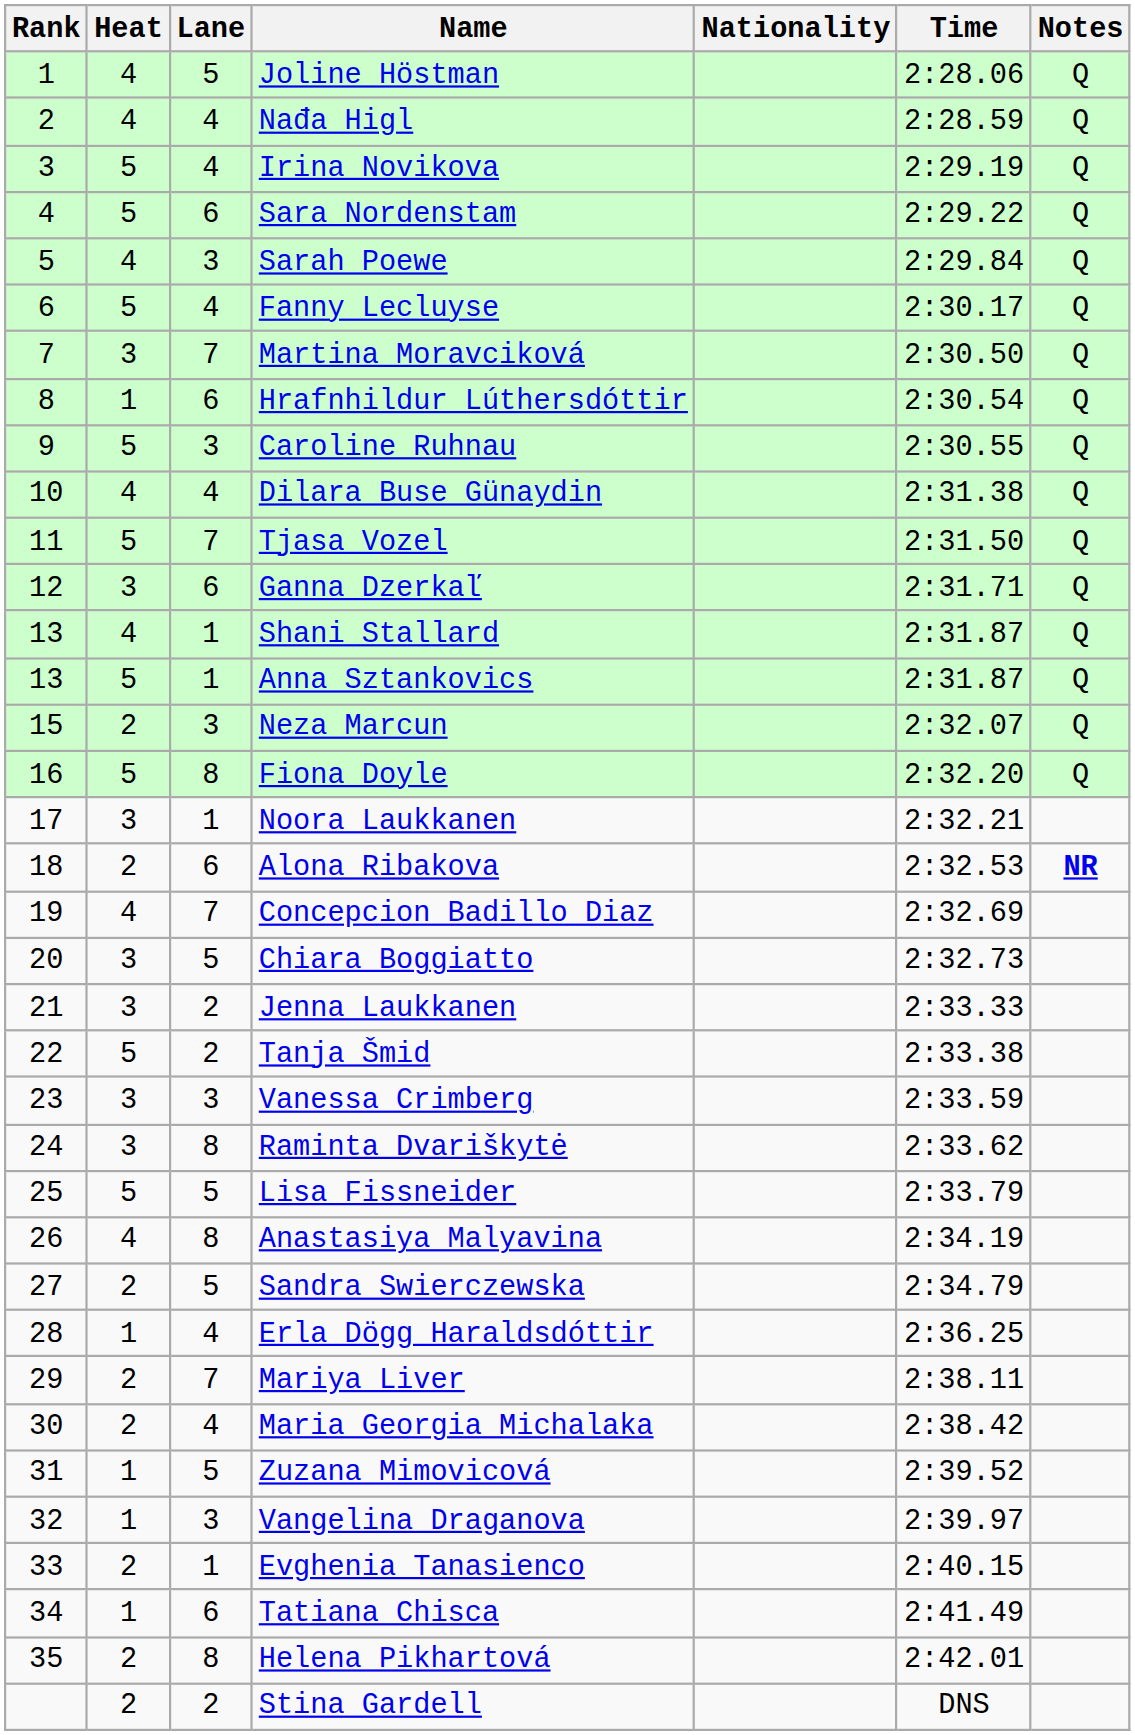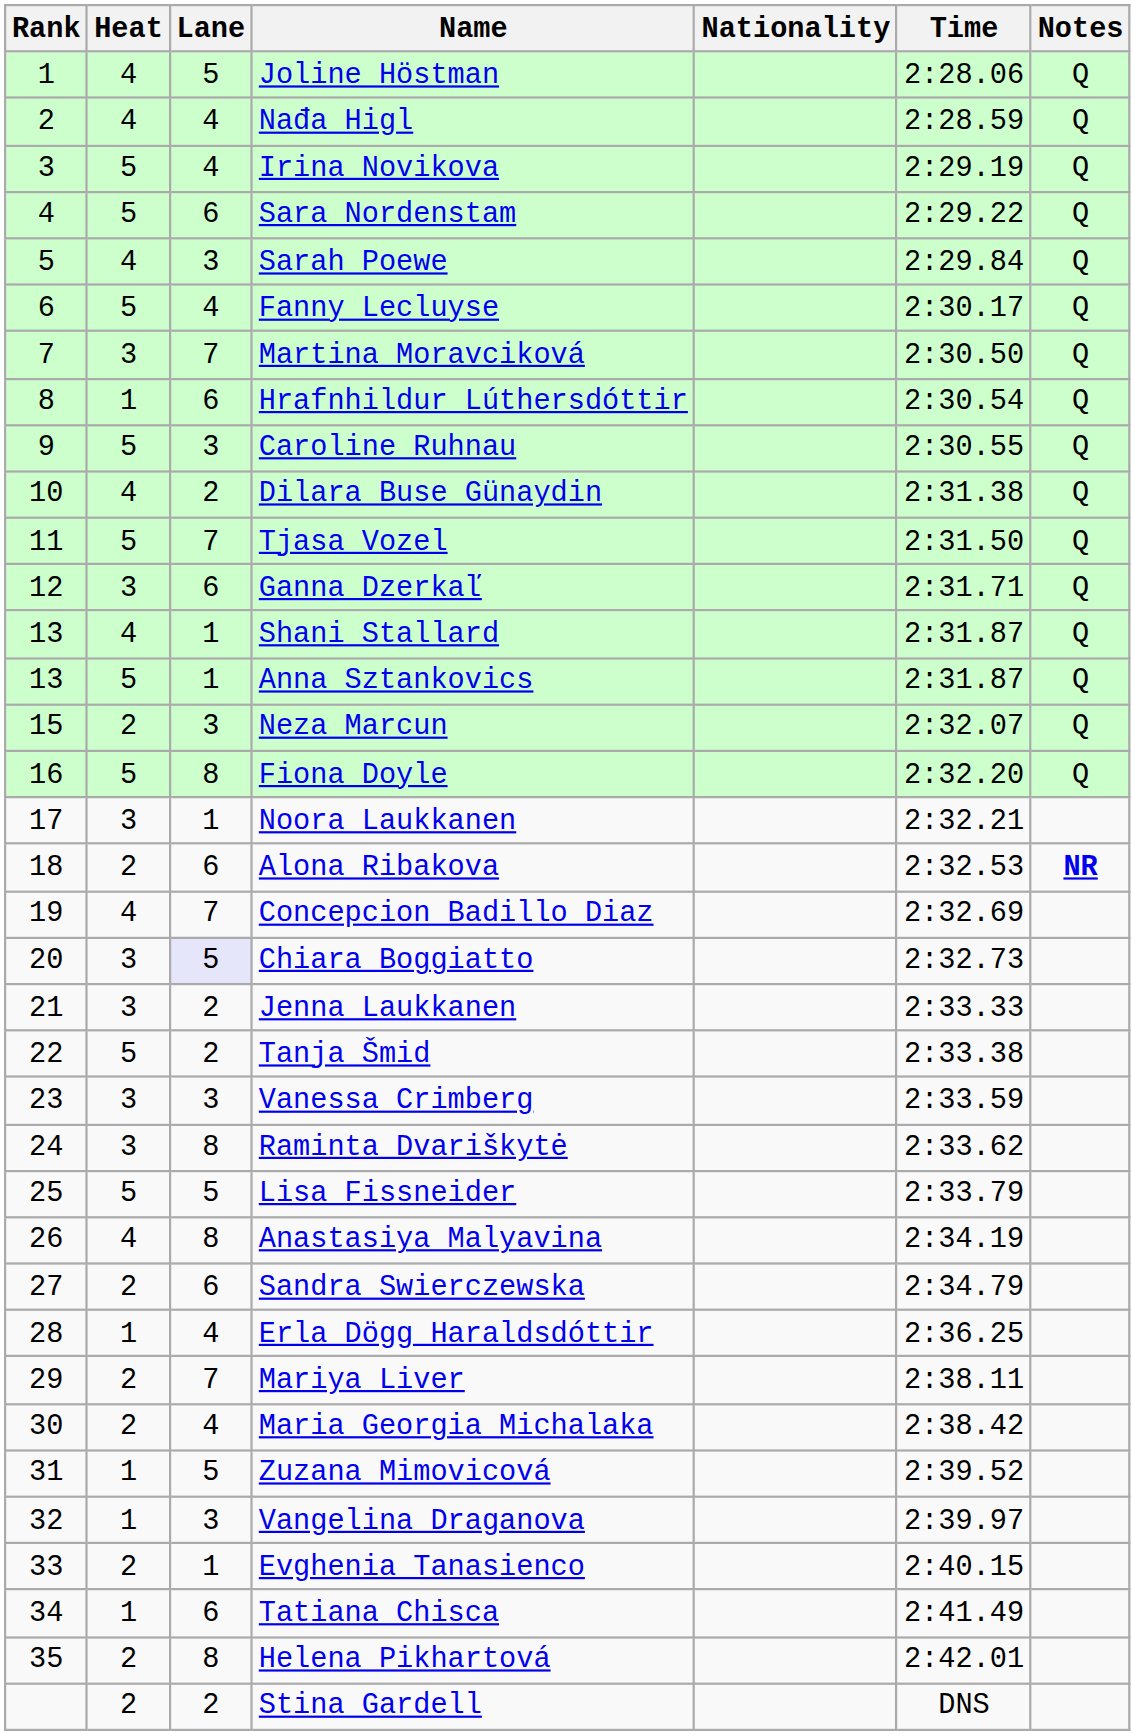(211, 495) 4 -> (211, 495) 2
(211, 961) no background -> (211, 961) lavender background
(211, 1287) 5 -> (211, 1287) 6
